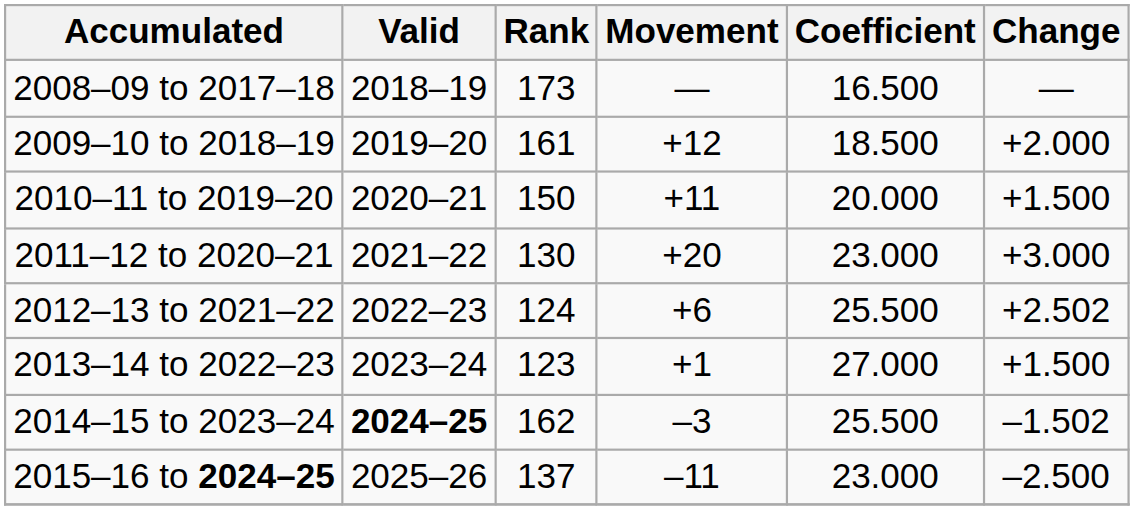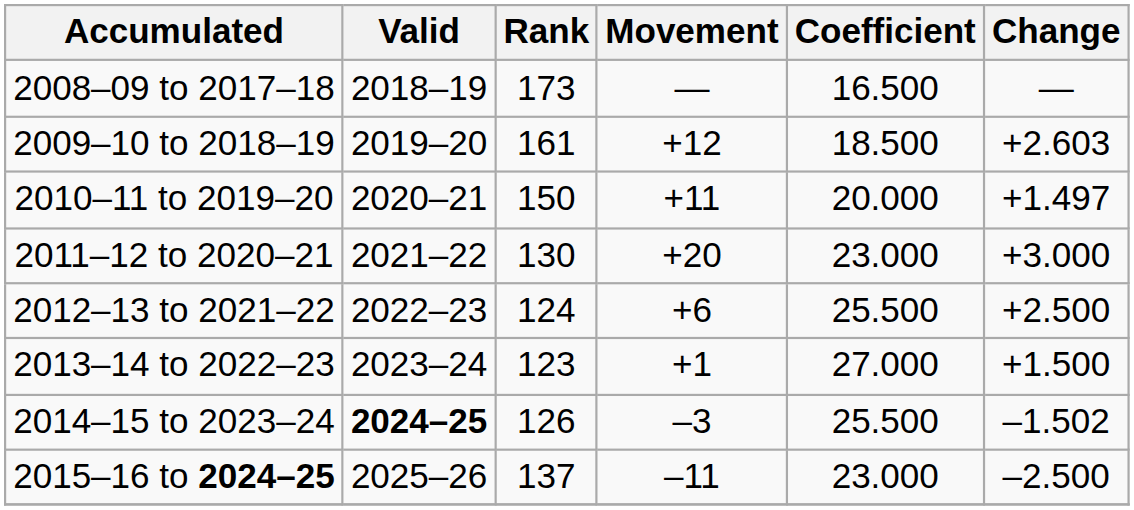(1056, 143) +2.000 -> (1056, 143) +2.603
(1056, 198) +1.500 -> (1056, 198) +1.497
(1056, 310) +2.502 -> (1056, 310) +2.500
(546, 421) 162 -> (546, 421) 126
